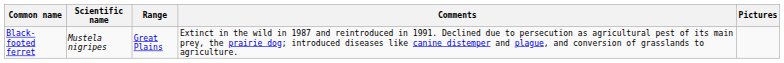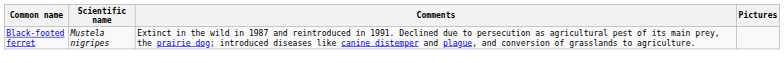- column: (155, 16)
